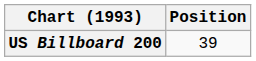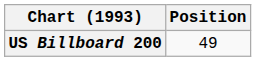(208, 44) 39 -> (208, 44) 49
